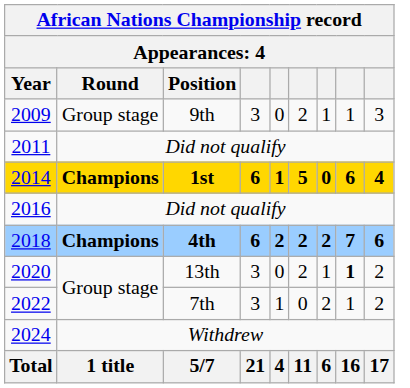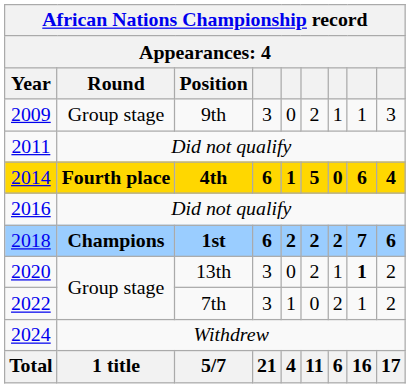(110, 177) Champions -> (116, 177) Fourth place
(202, 177) 1st -> (214, 177) 4th
(202, 240) 4th -> (214, 240) 1st
